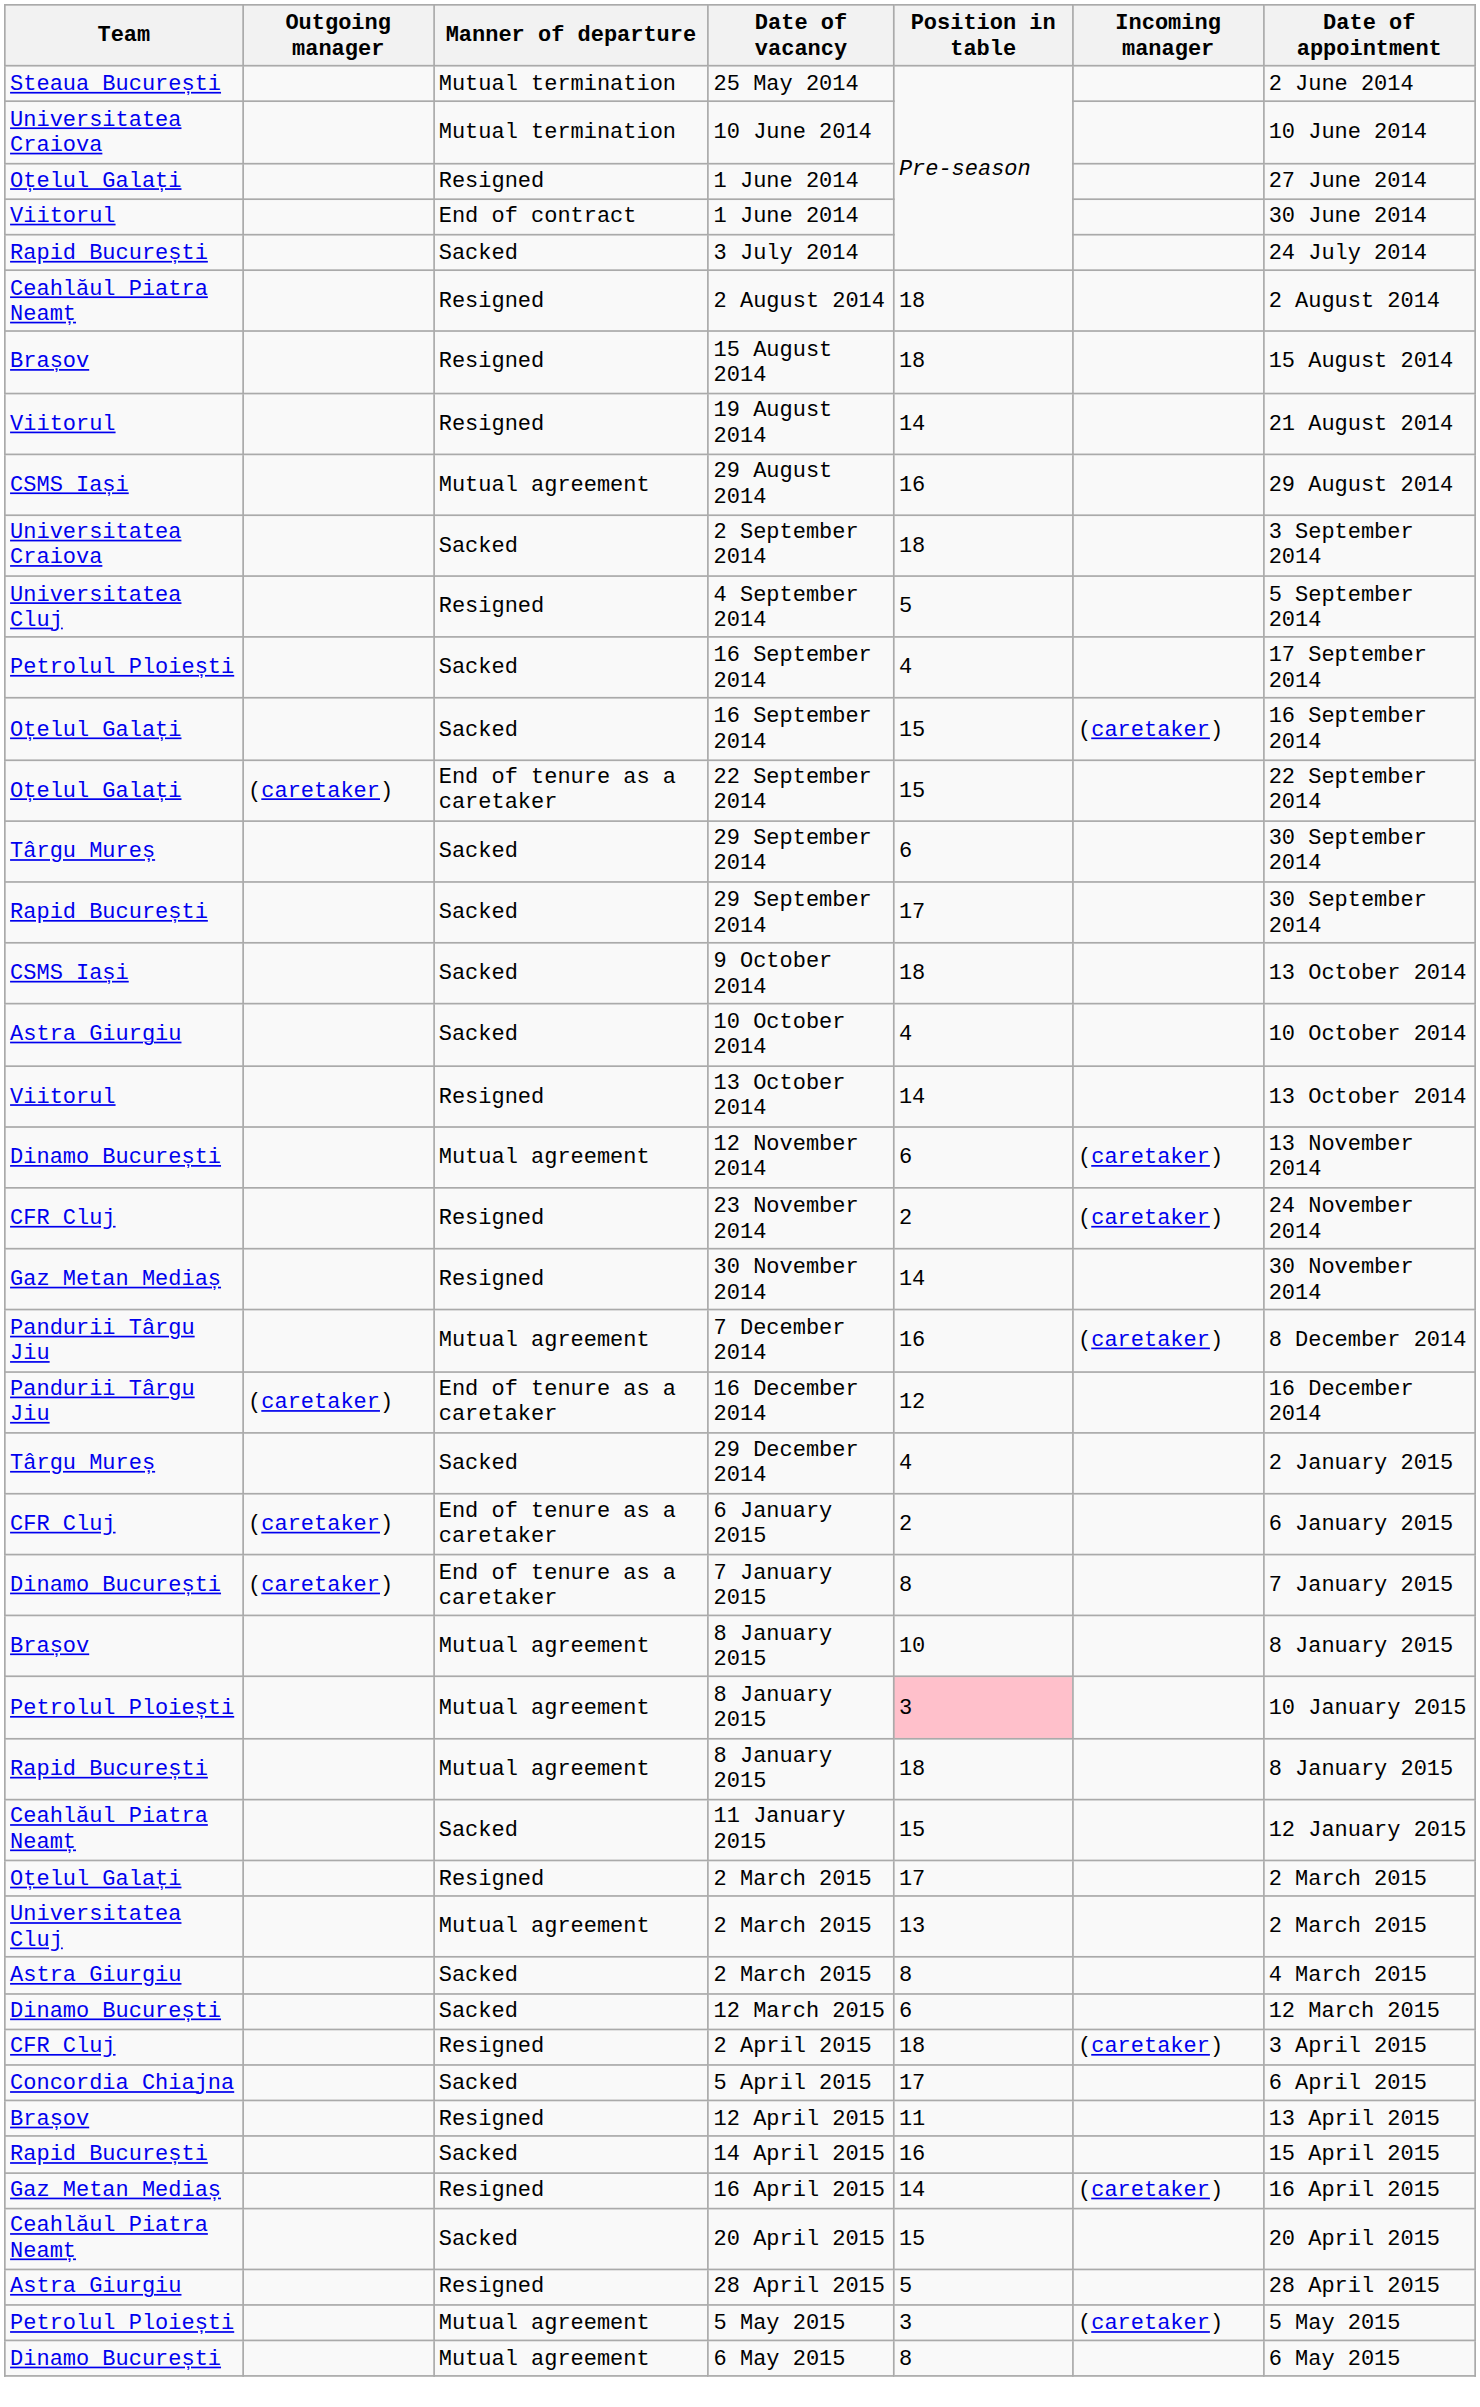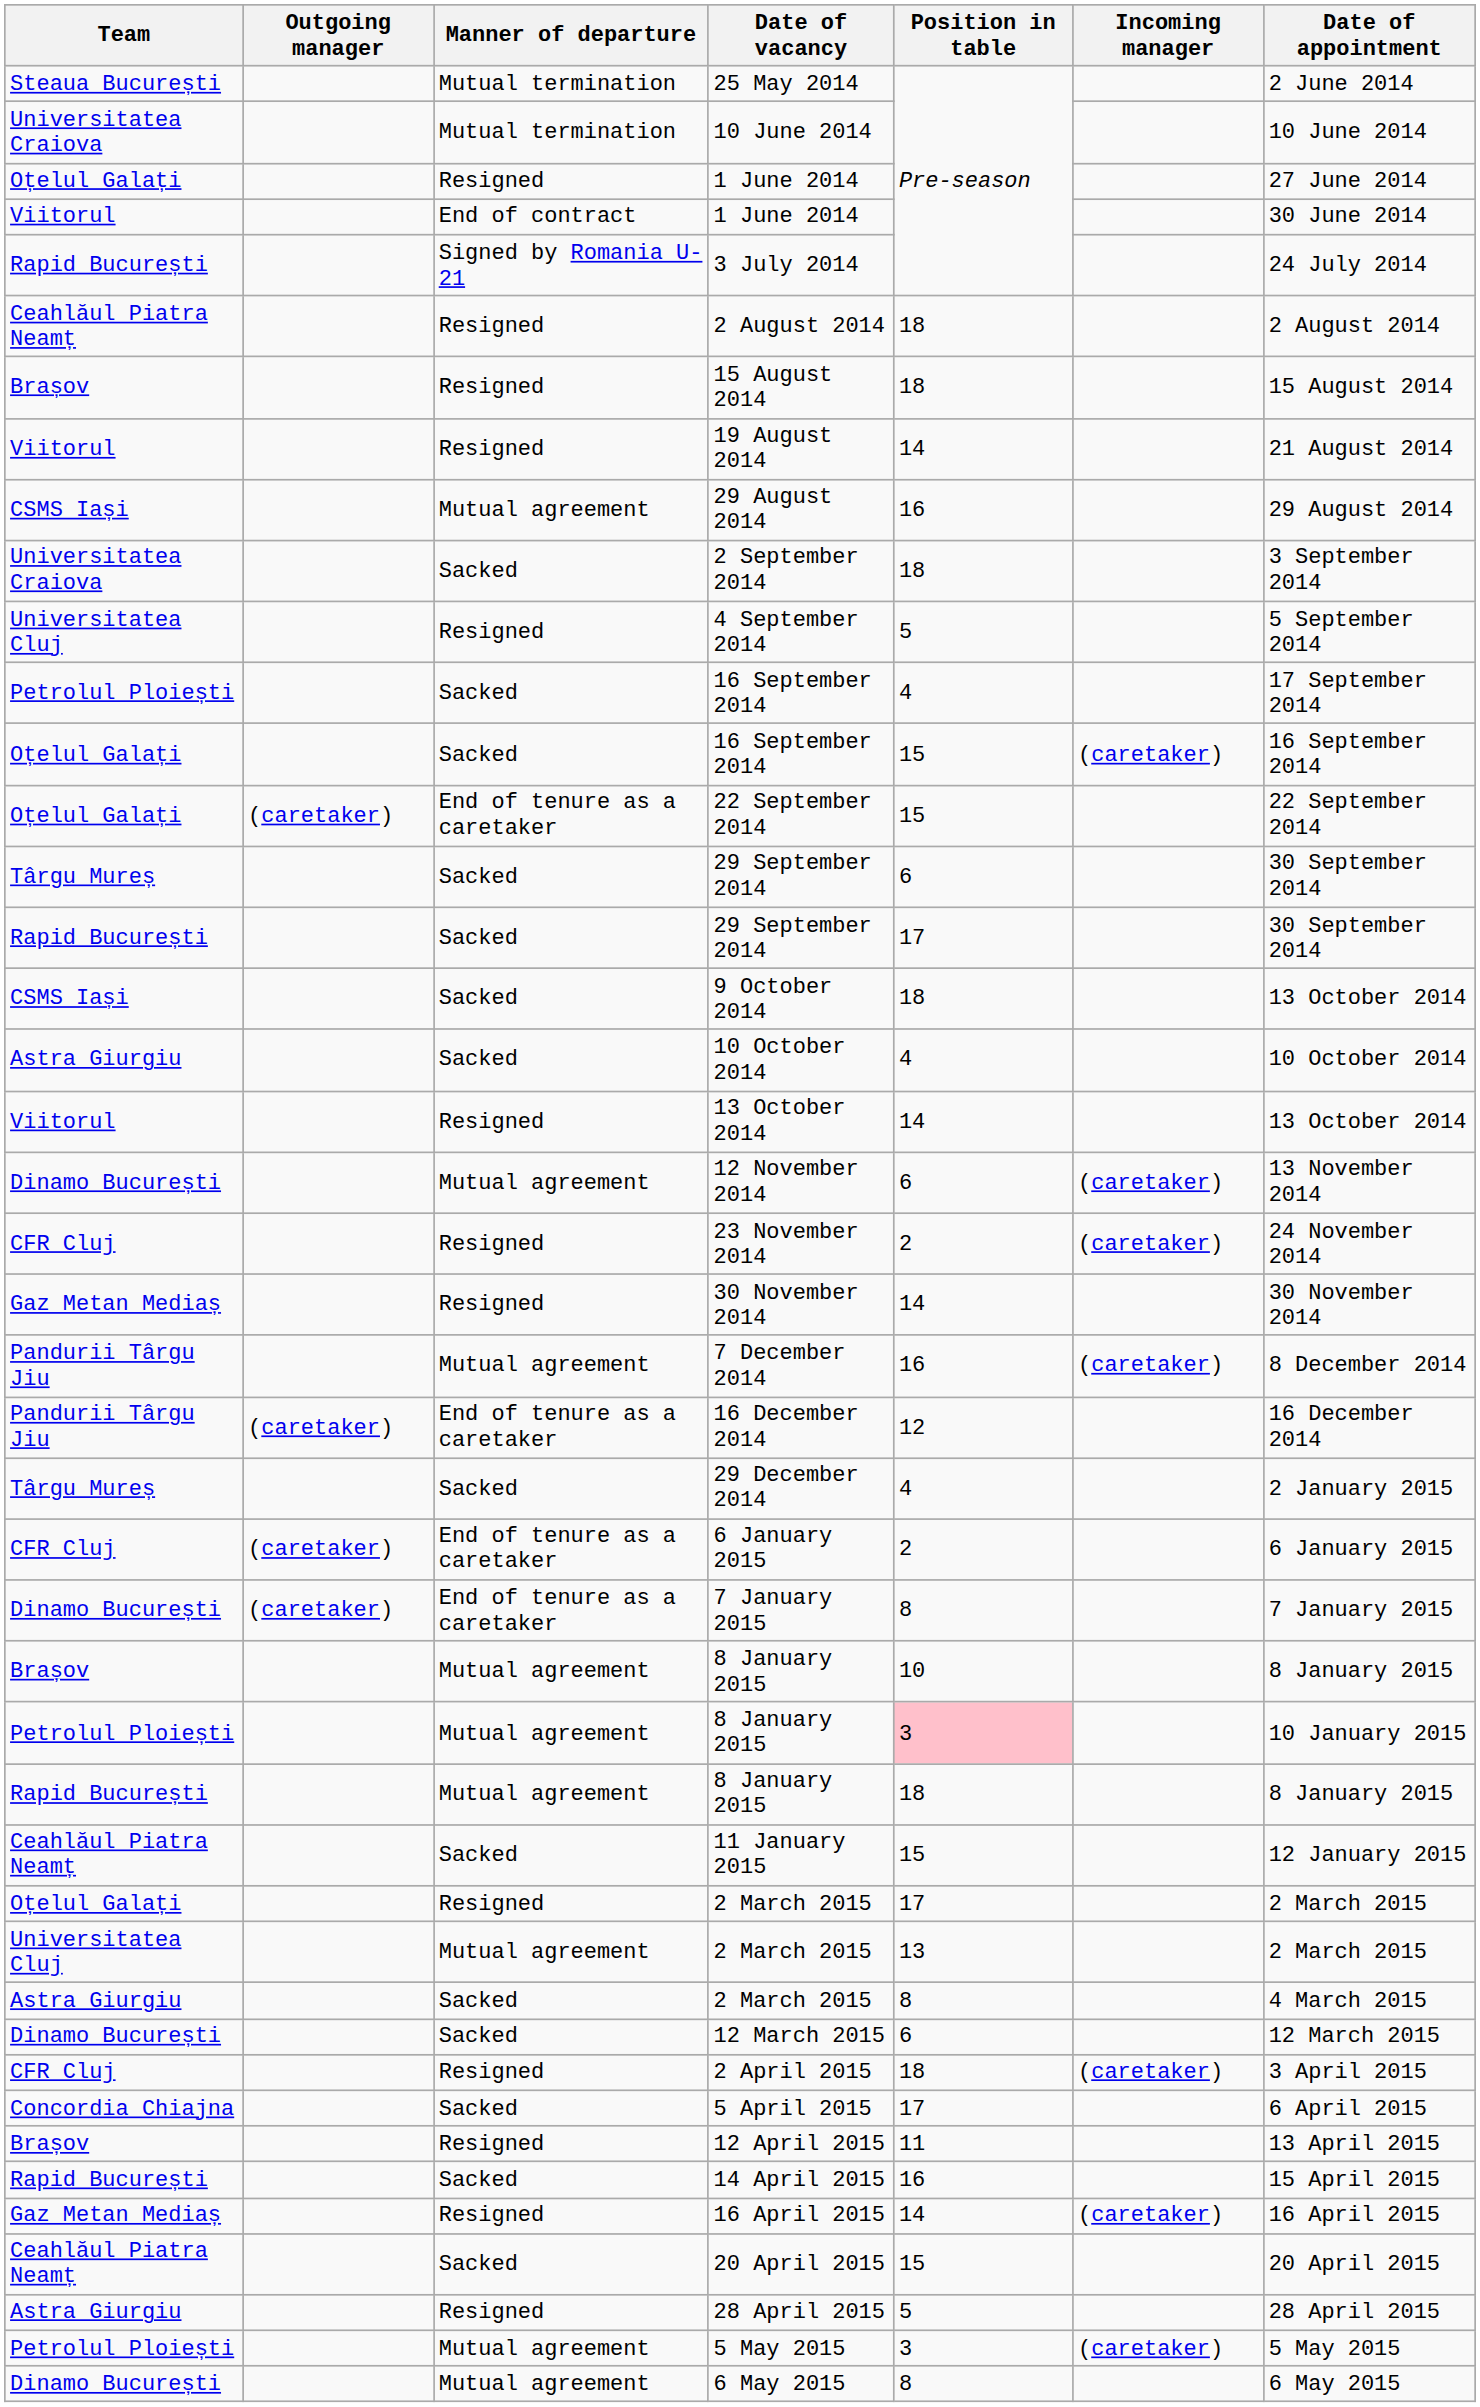(478, 252) Sacked -> (571, 265) Signed by Romania U-21
